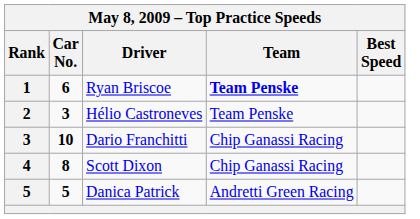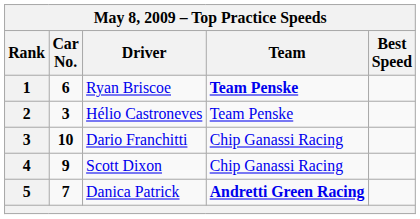(66, 166) 8 -> (66, 166) 9
(66, 192) 5 -> (66, 192) 7
(282, 192) normal -> (287, 192) bold
